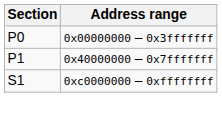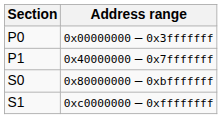+ row: (139, 80)
